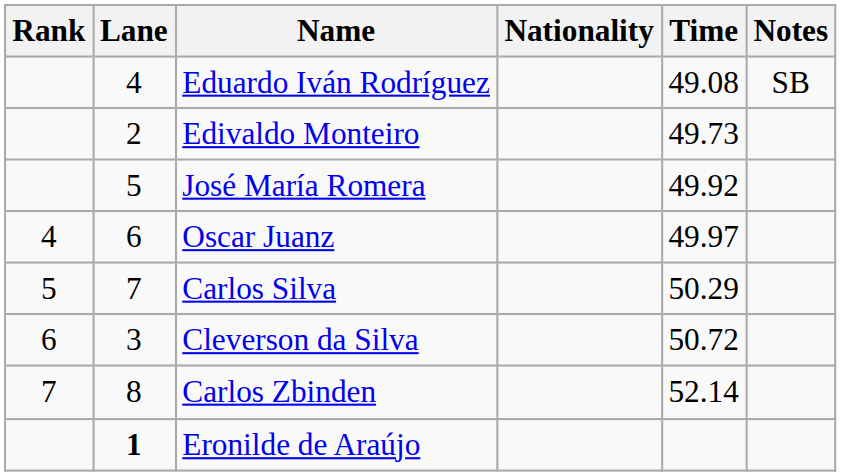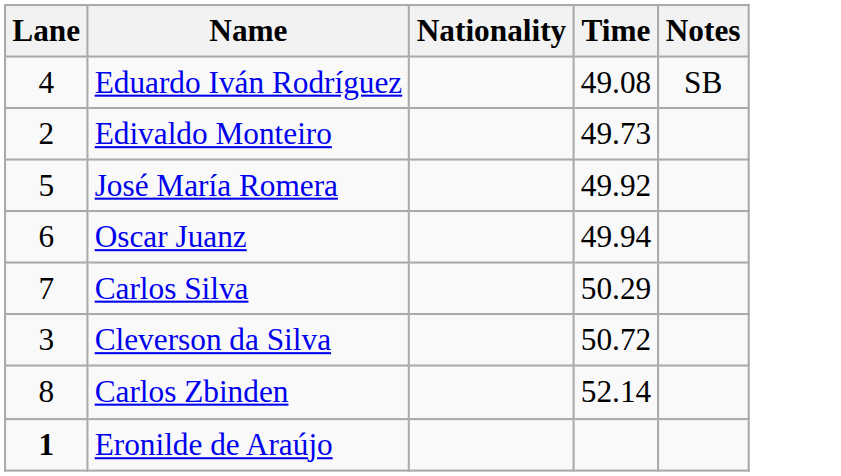- column: (49, 30)
(704, 237) 49.97 -> (616, 237) 49.94
